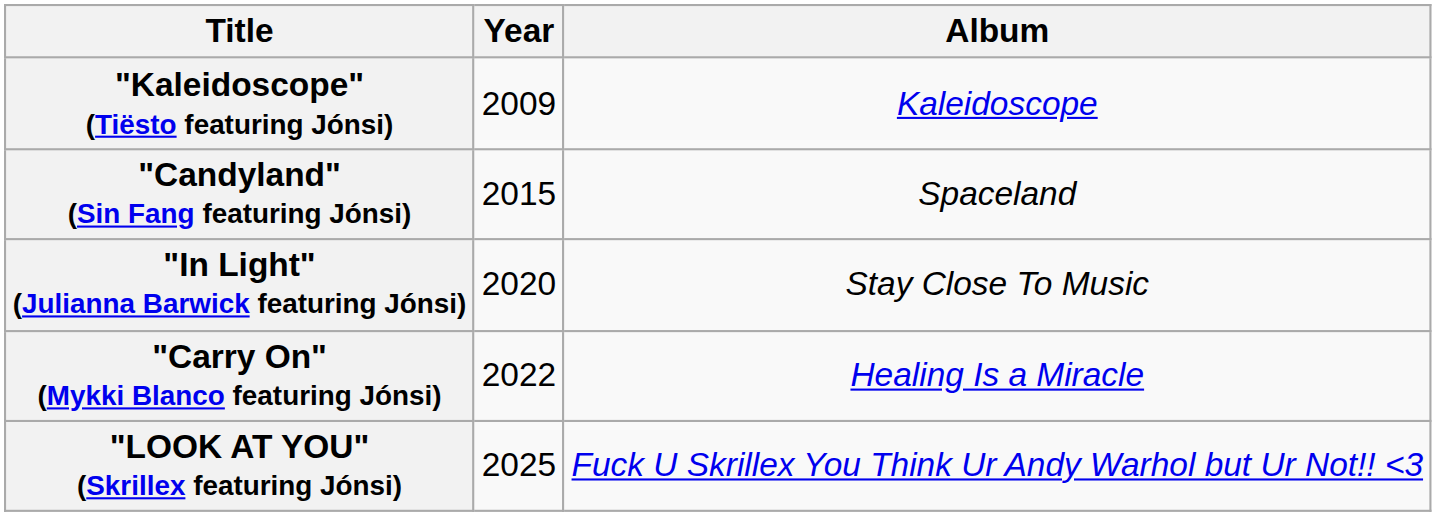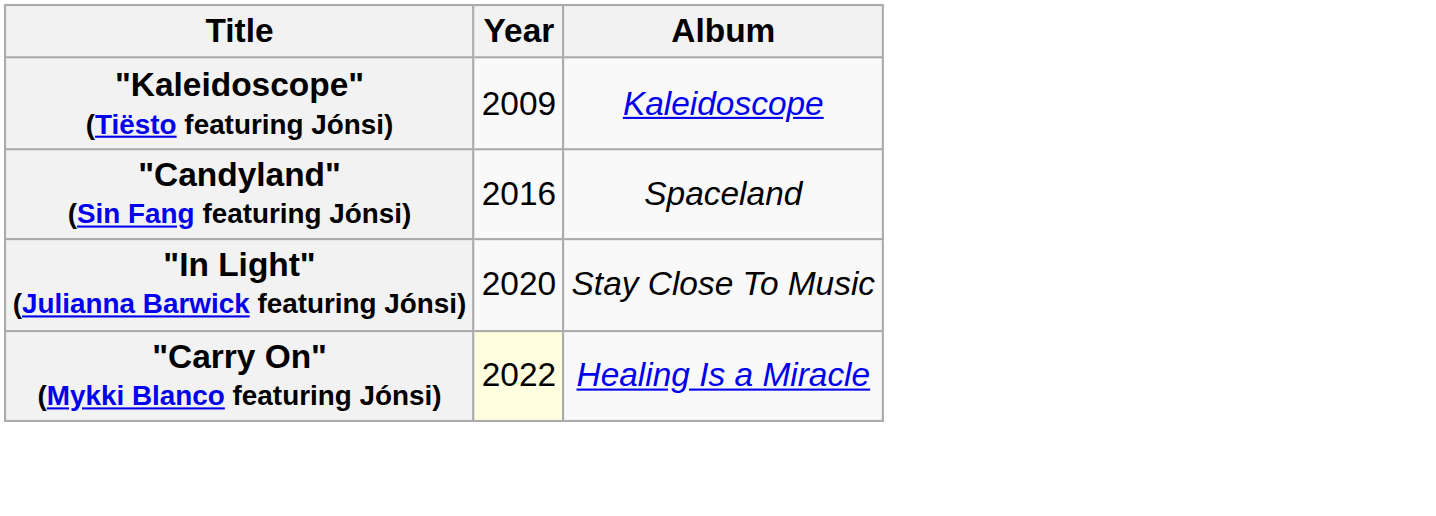(519, 193) 2015 -> (519, 193) 2016
(519, 374) no background -> (519, 374) lightyellow background
- row: (240, 465)
